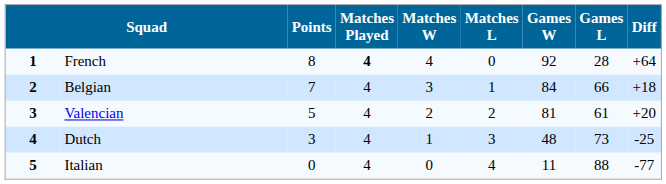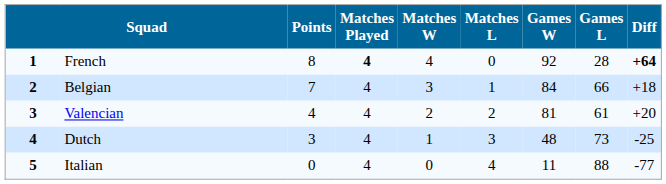(644, 61) normal -> (644, 61) bold
(312, 113) 5 -> (312, 113) 4
